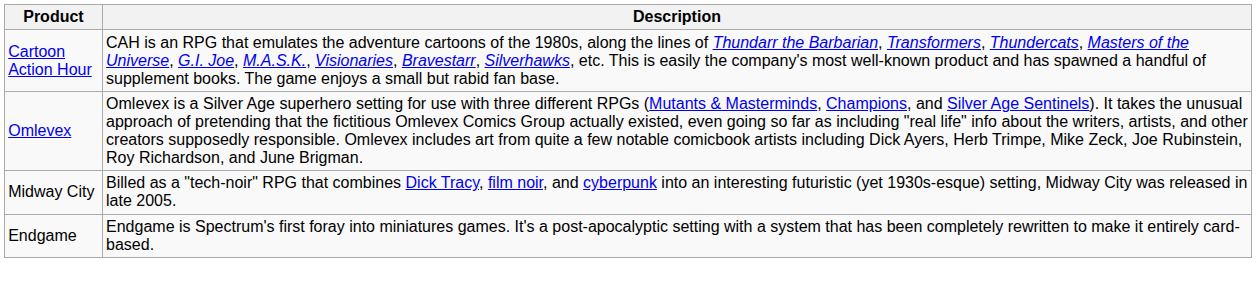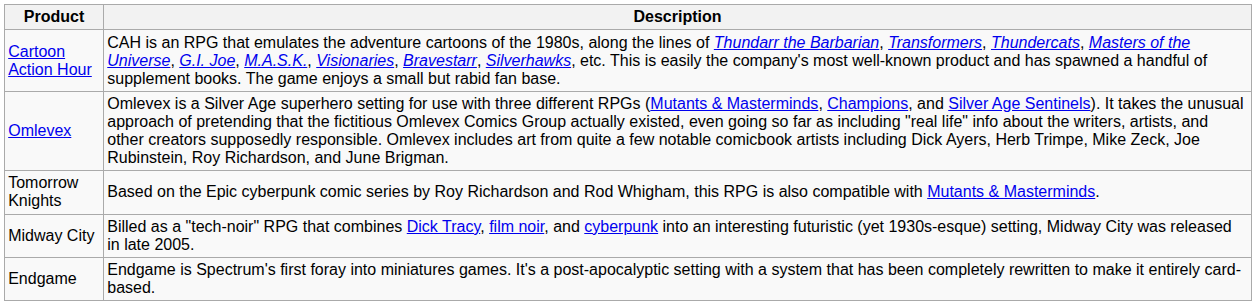+ row: (43, 192)
